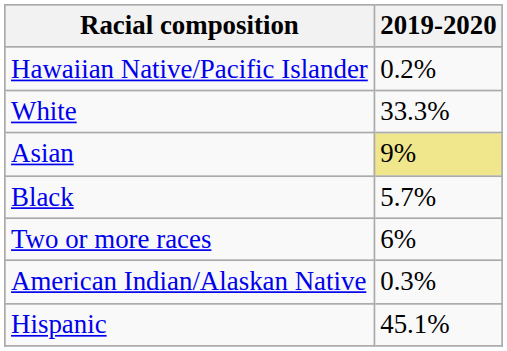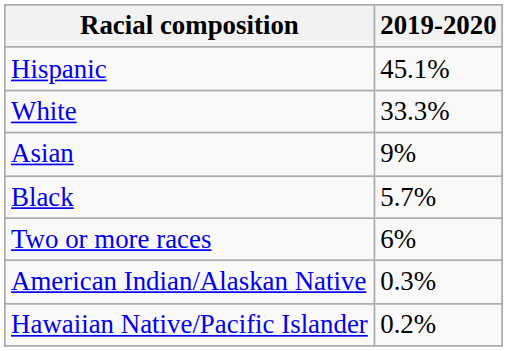rows swapped: (59, 324) <-> (189, 68)
(398, 153) khaki background -> (398, 153) no background
